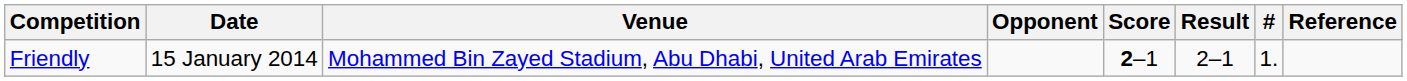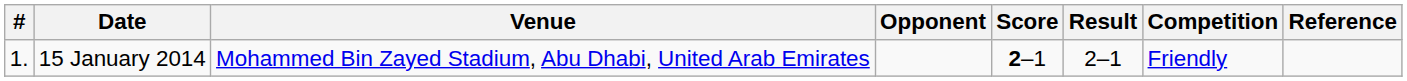columns swapped: (1269, 22) <-> (75, 22)
